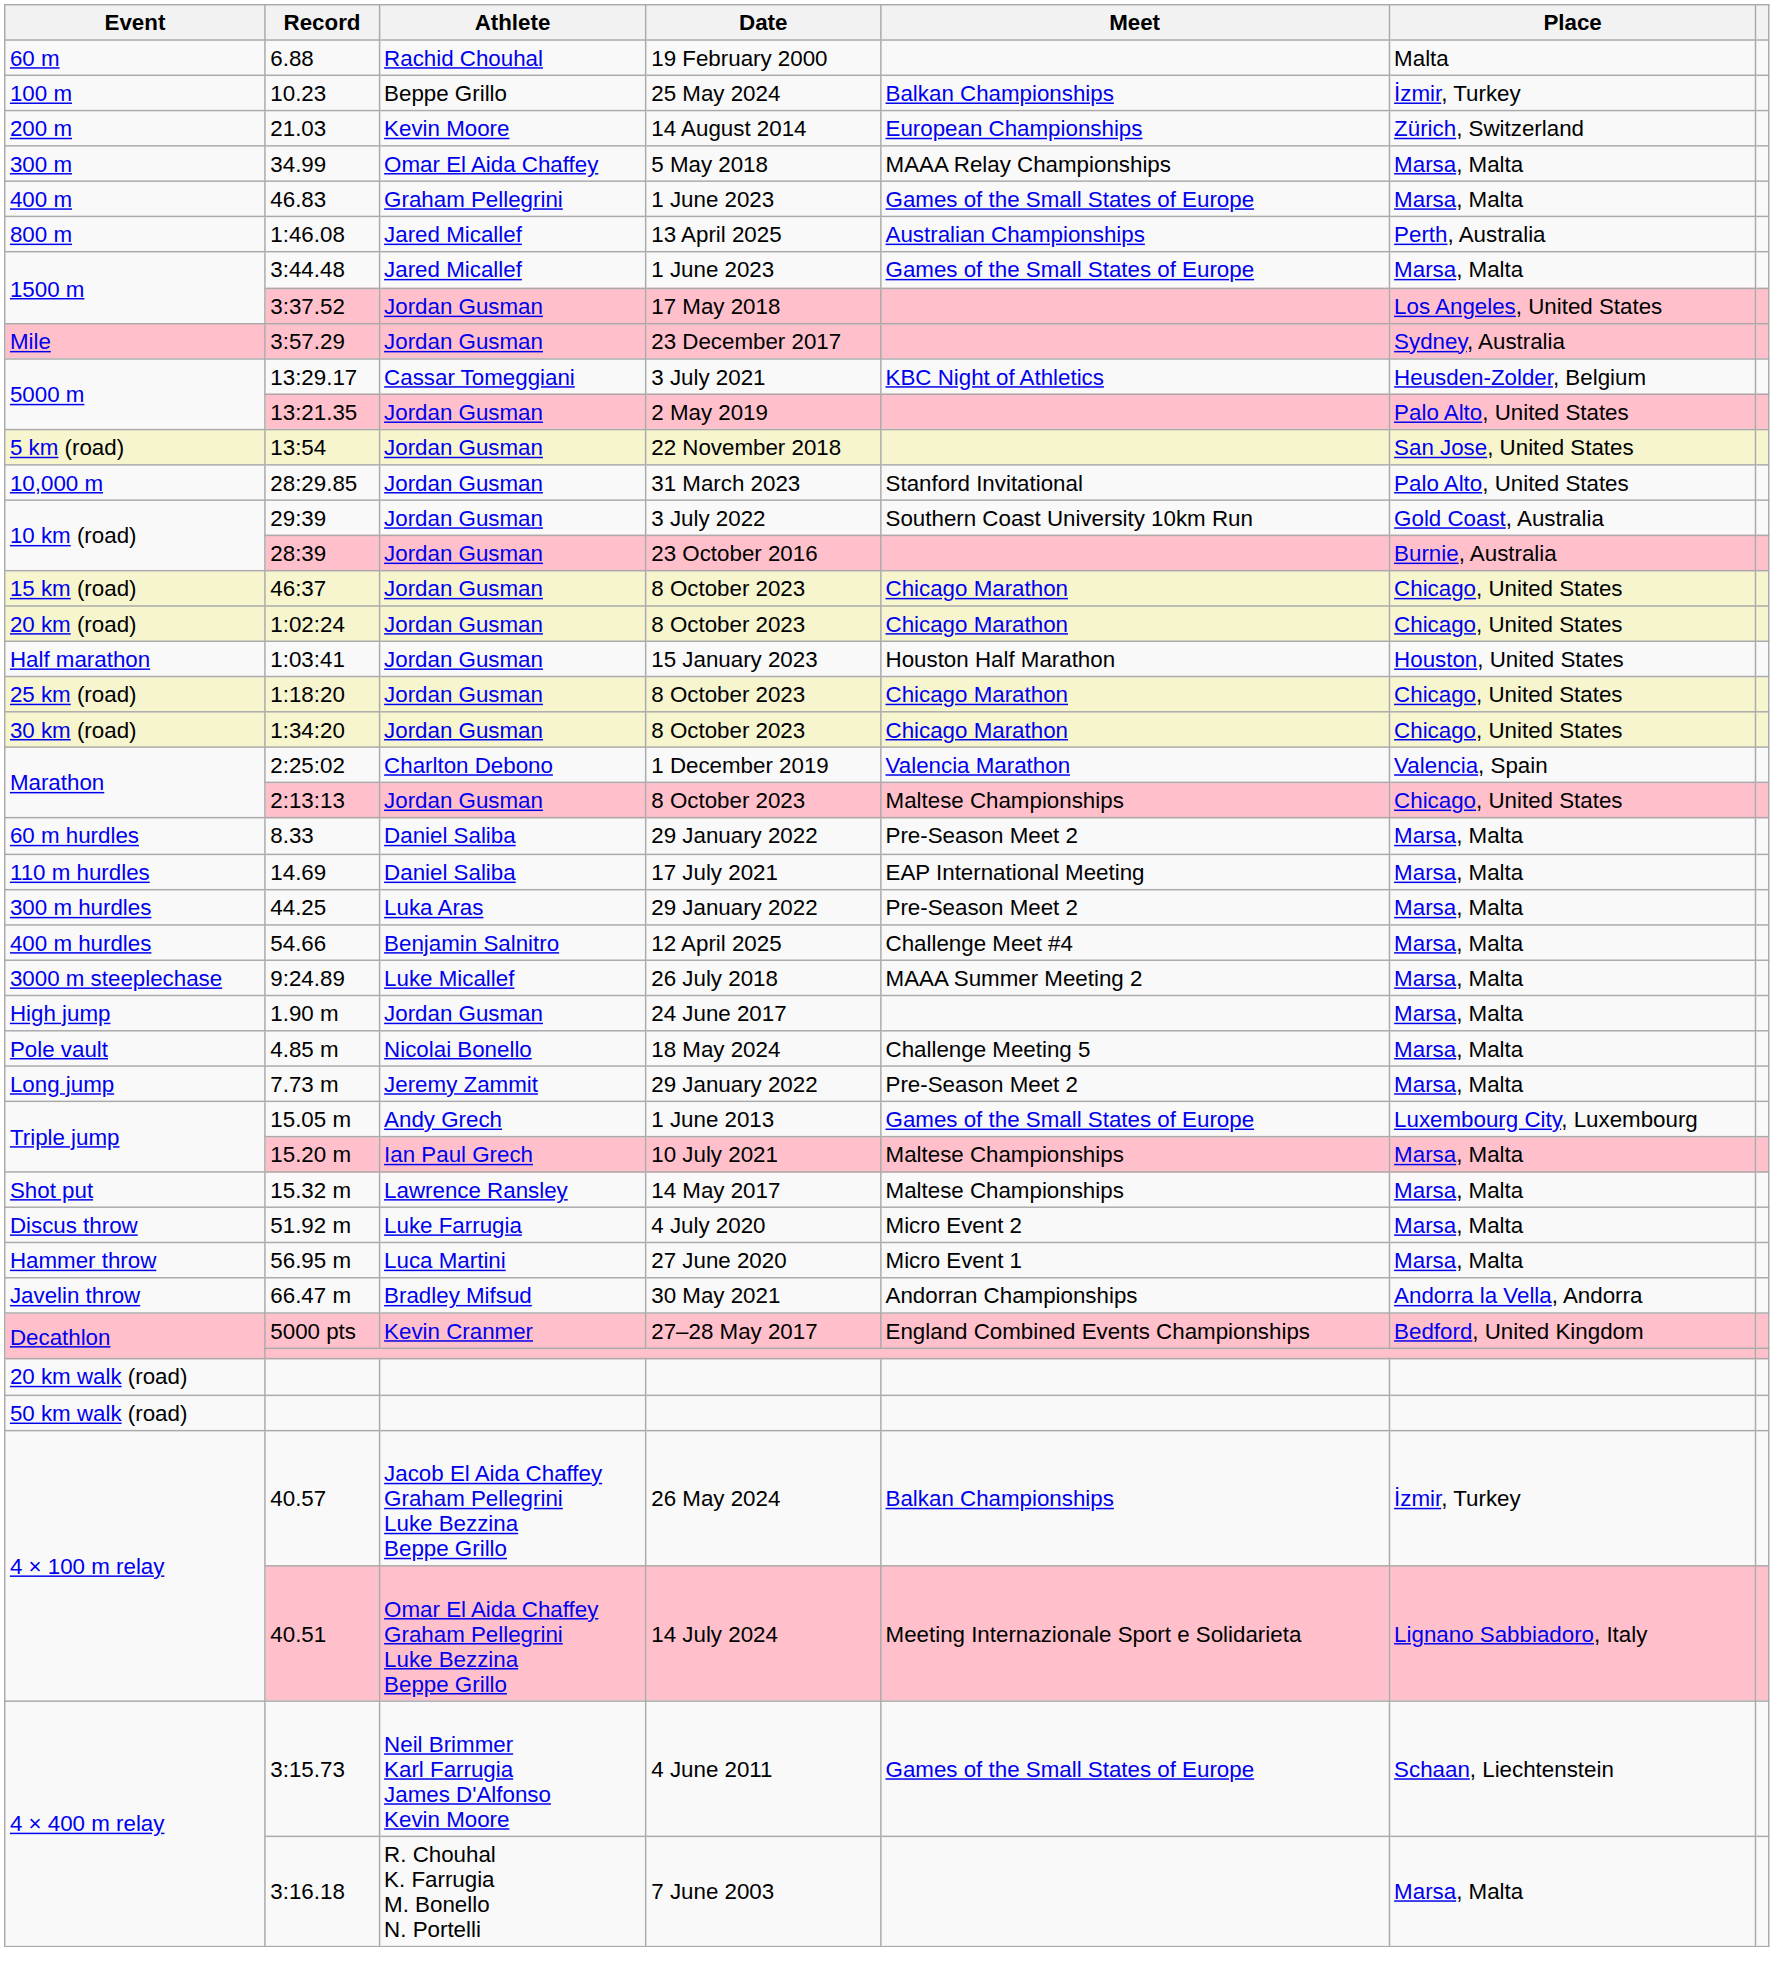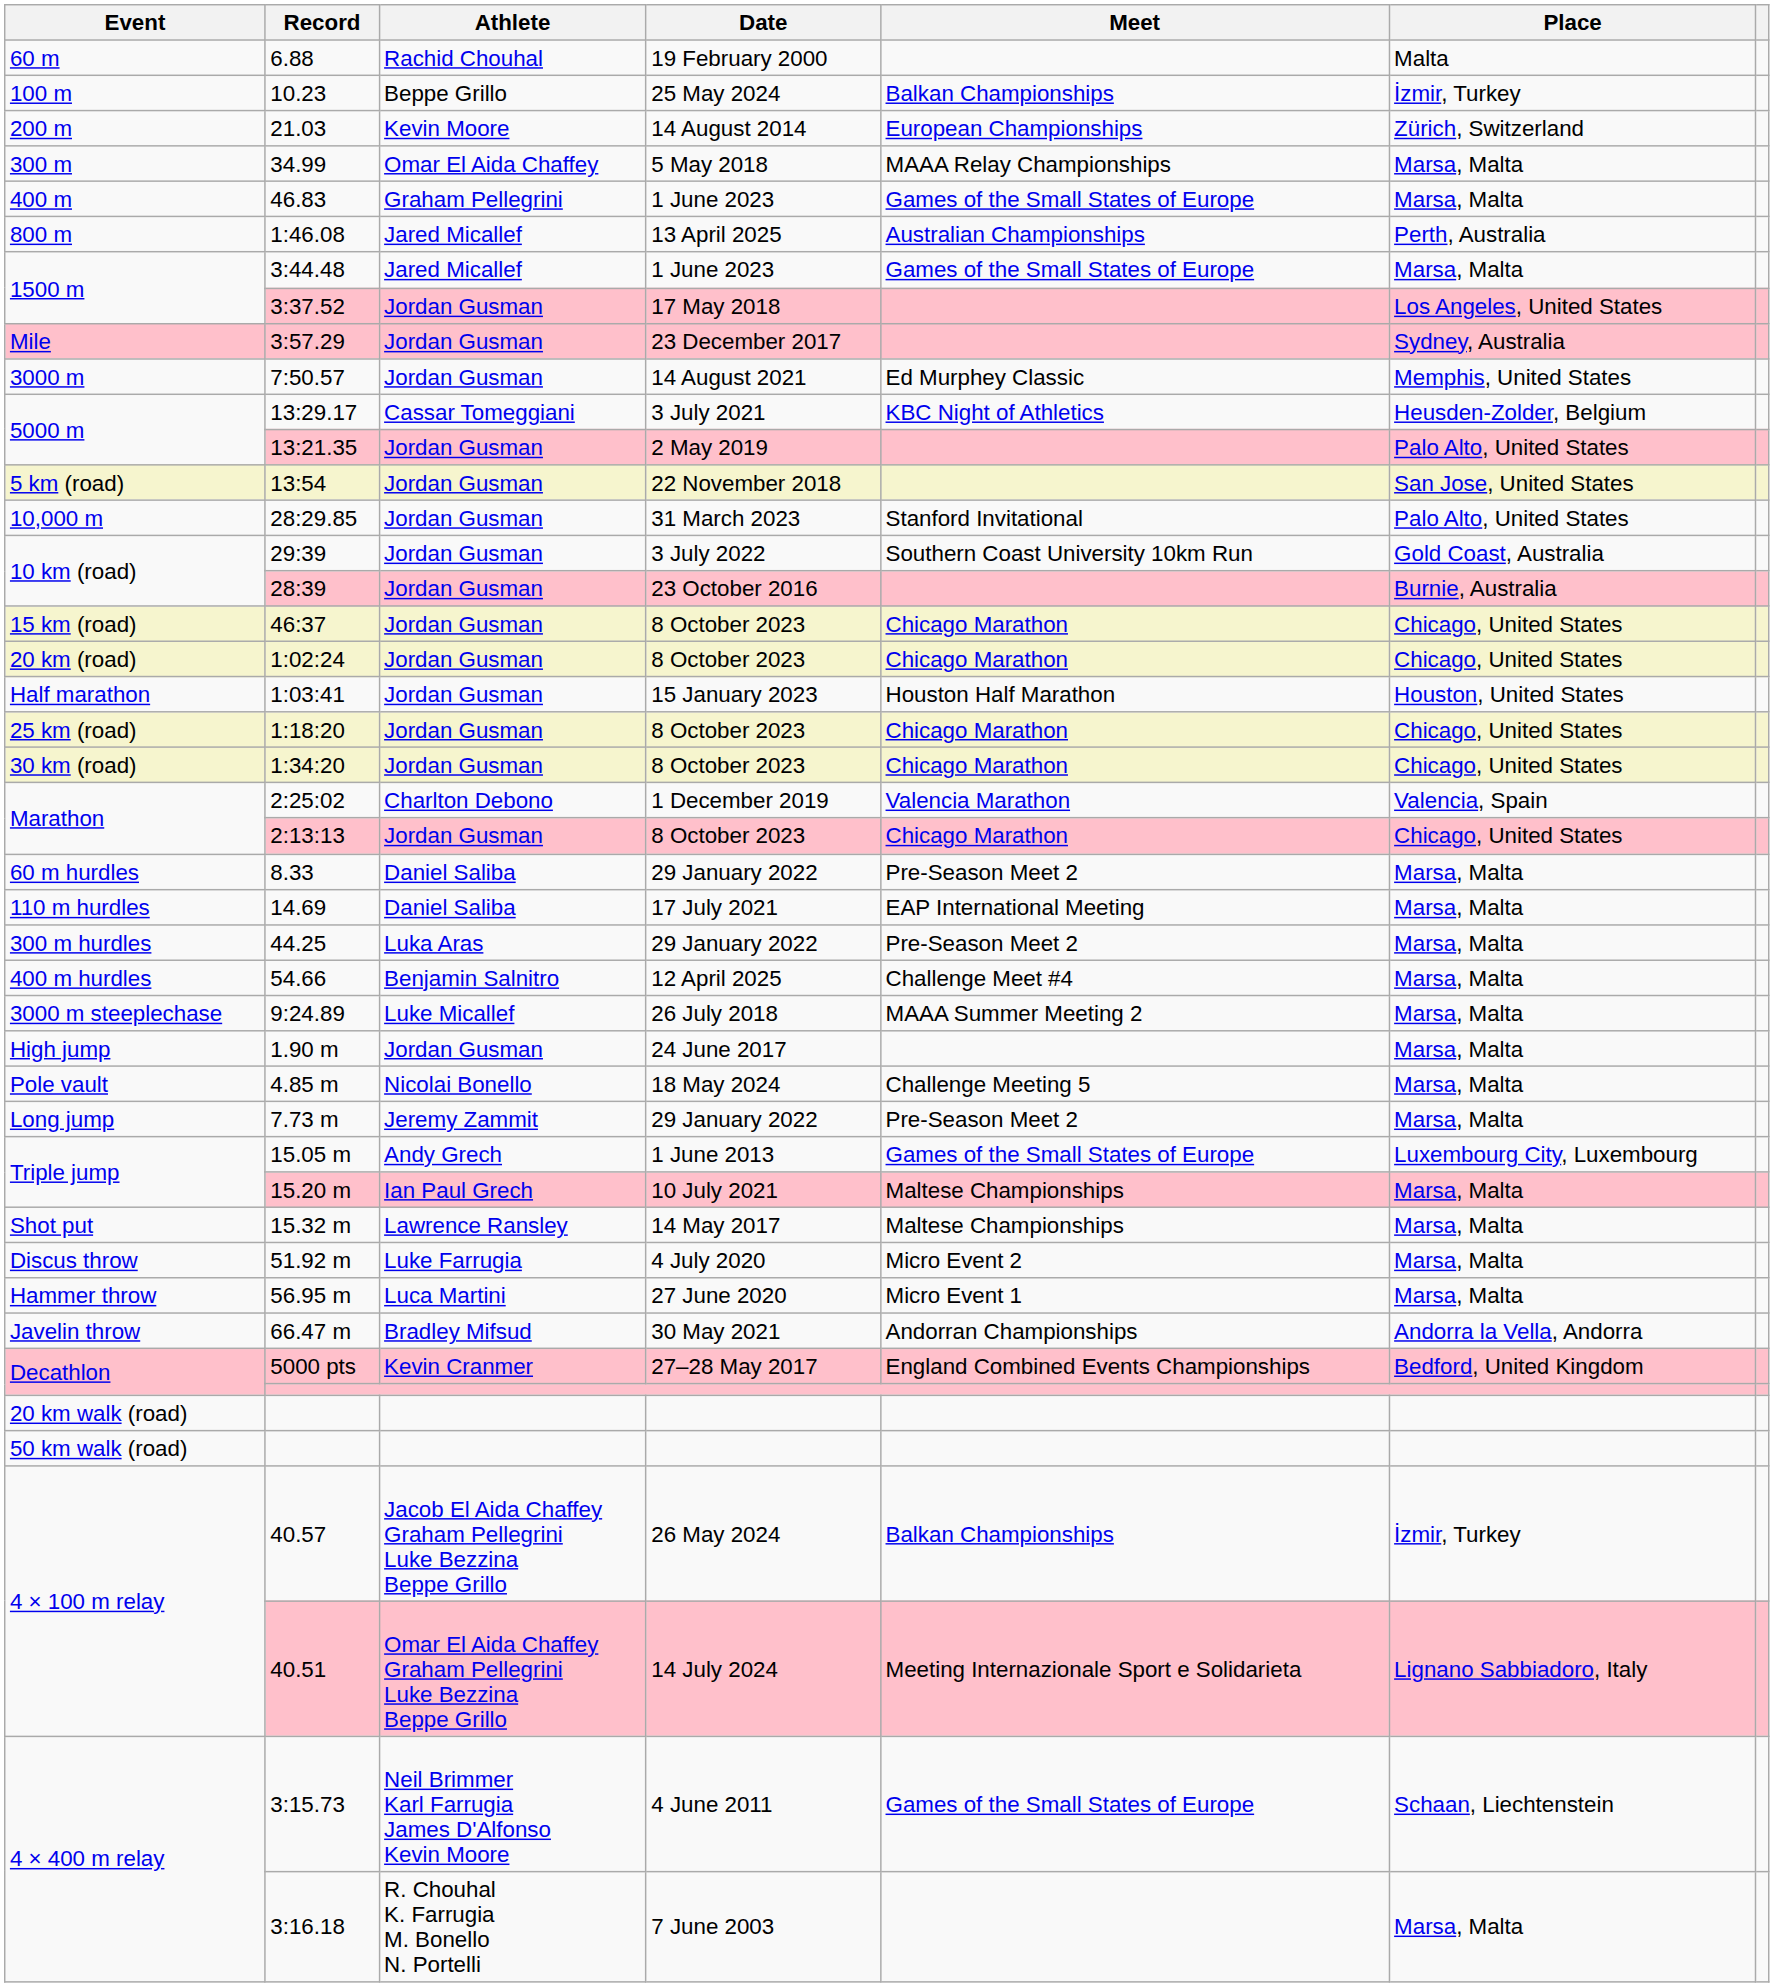+ row: (47, 376)
(1005, 801) Maltese Championships -> (977, 836) Chicago Marathon
